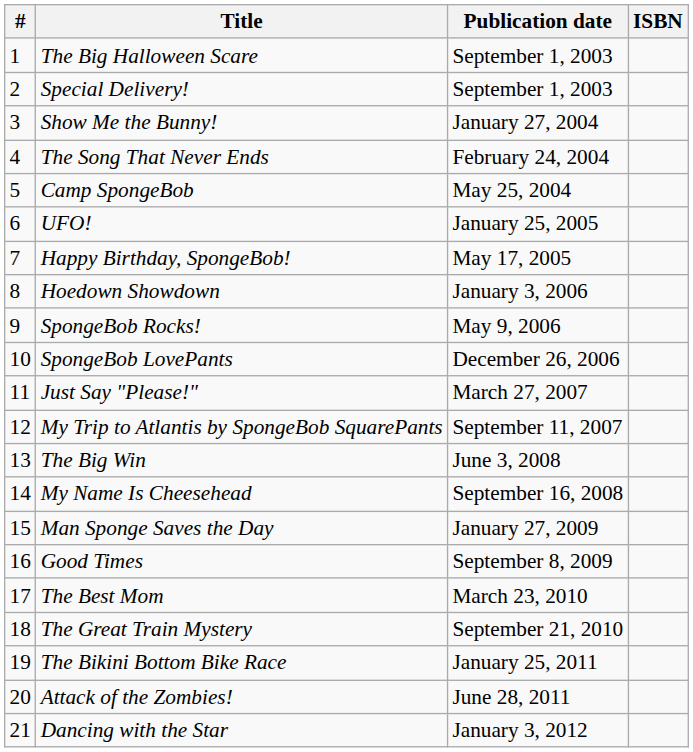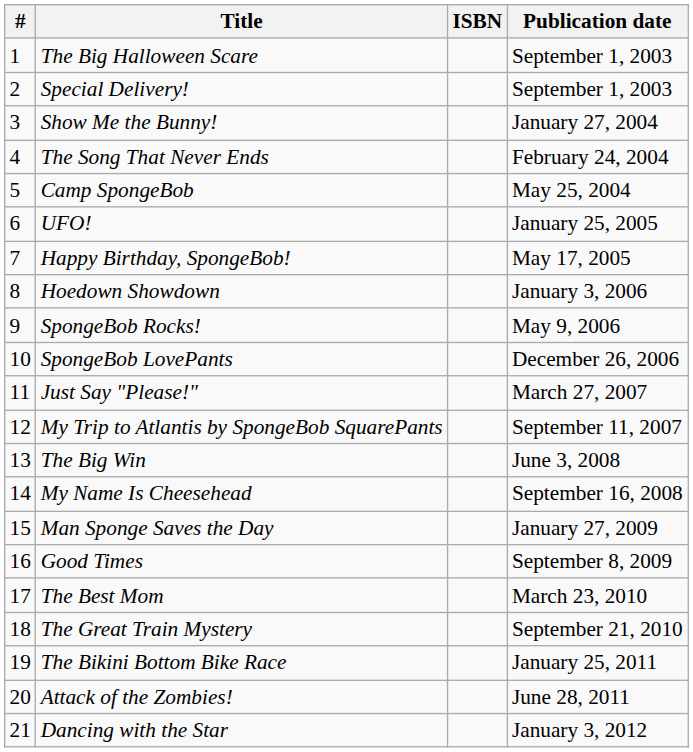columns swapped: (538, 21) <-> (658, 21)
